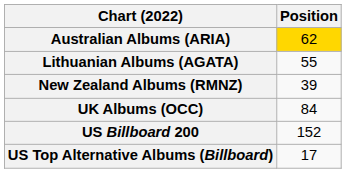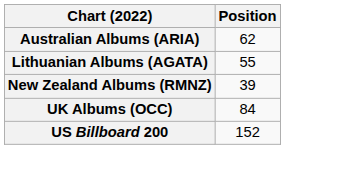(309, 39) gold background -> (248, 39) no background
- row: (140, 156)
